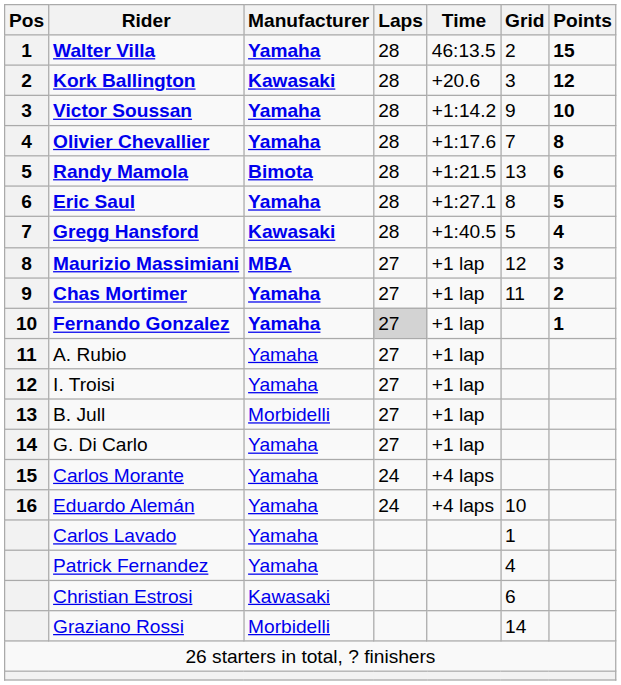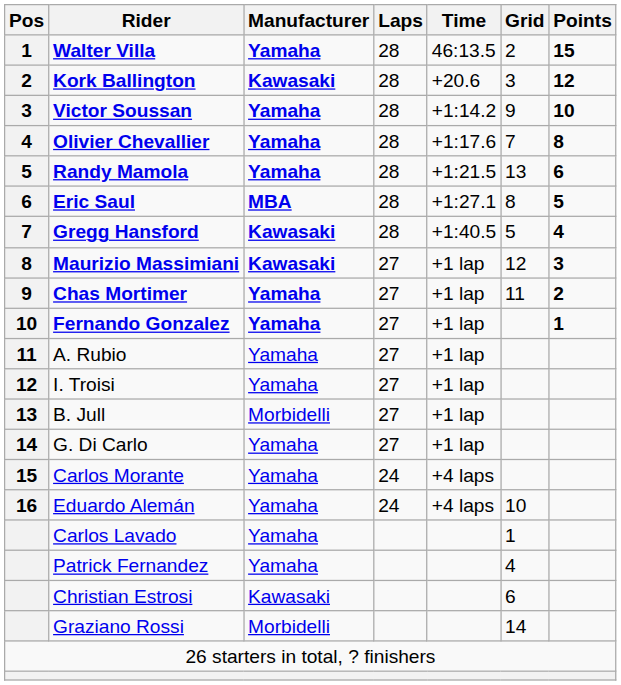(281, 172) Bimota -> (284, 172) Yamaha
(284, 202) Yamaha -> (270, 202) MBA
(270, 263) MBA -> (292, 263) Kawasaki
(389, 323) lightgrey background -> (389, 323) no background
